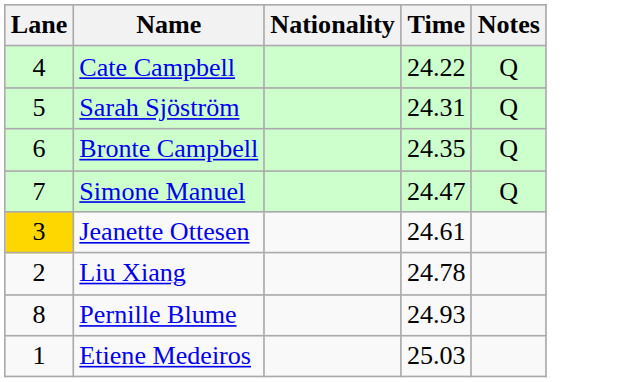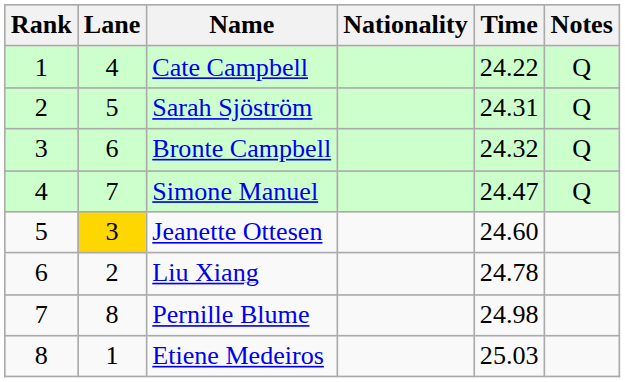+ column: (41, 25)
(436, 149) 24.35 -> (509, 149) 24.32
(436, 231) 24.61 -> (509, 231) 24.60
(436, 314) 24.93 -> (509, 314) 24.98
